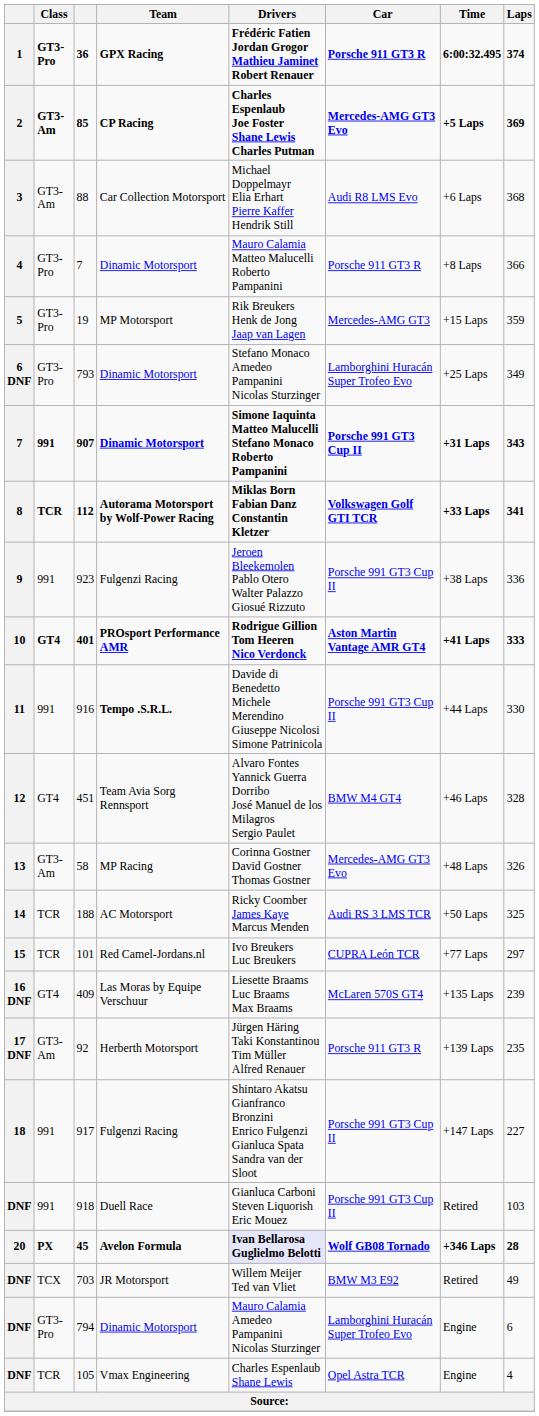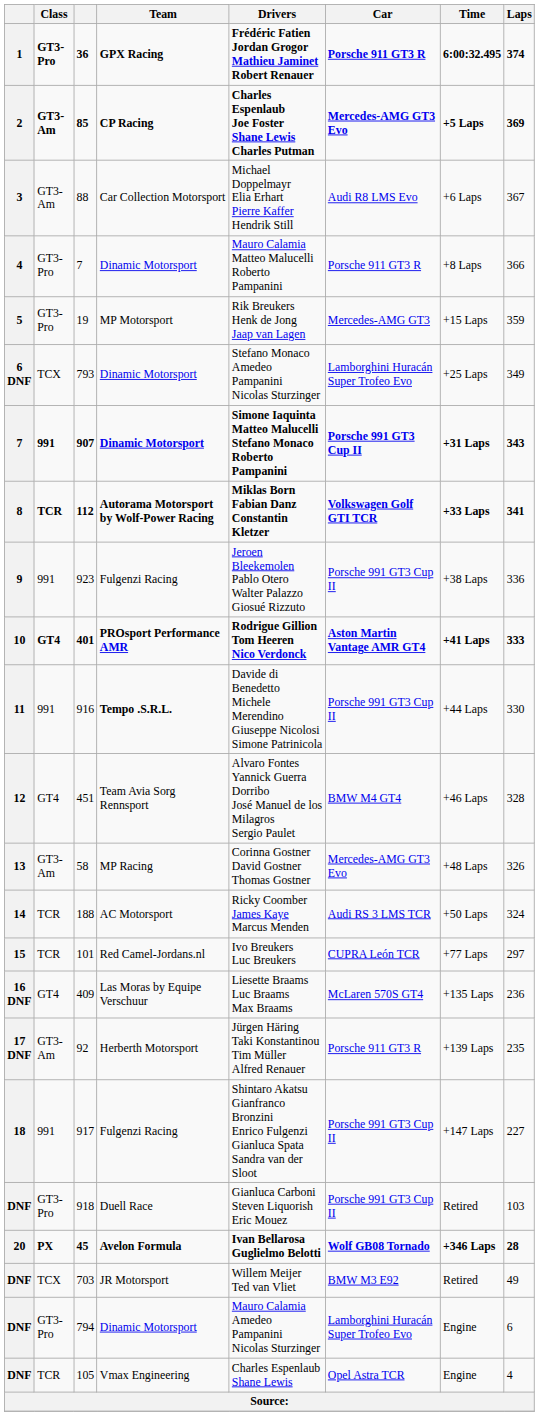(516, 197) 368 -> (516, 197) 367
(50, 374) GT3-Pro -> (49, 374) TCX
(516, 913) 325 -> (516, 913) 324
(516, 994) 239 -> (516, 994) 236
(46, 1206) 991 -> (50, 1206) GT3-Pro
(276, 1246) lavender background -> (276, 1246) no background
